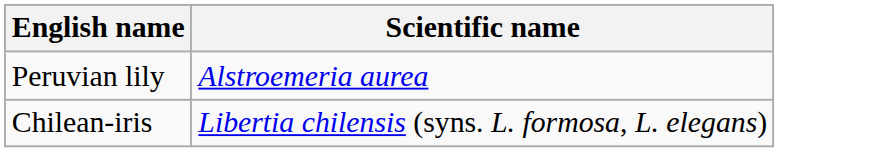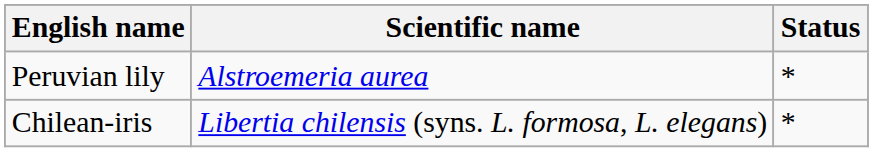+ column: (821, 28)
